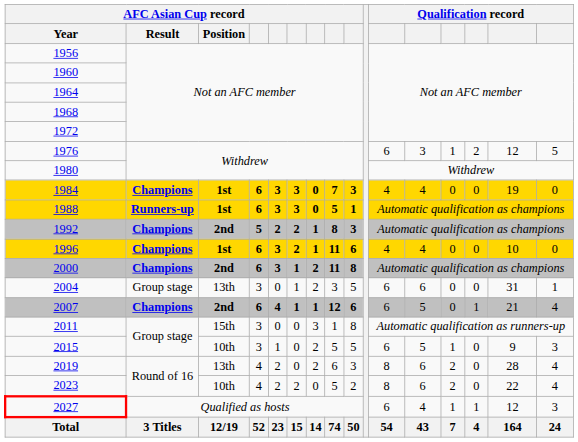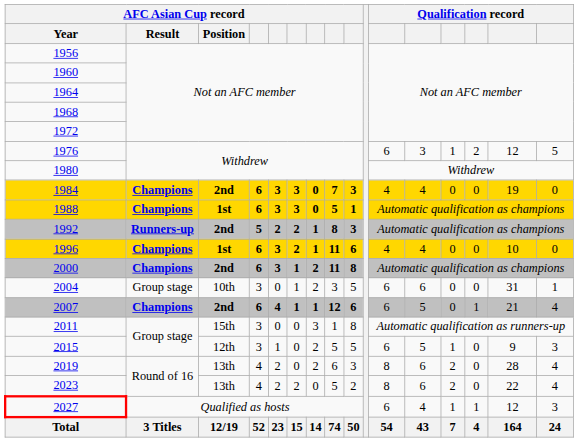(224, 190) 1st -> (224, 190) 2nd
(162, 209) Runners-up -> (162, 209) Champions
(162, 229) Champions -> (162, 229) Runners-up
(224, 287) 13th -> (224, 287) 10th
(224, 346) 10th -> (224, 346) 12th
(224, 385) 10th -> (224, 385) 13th
